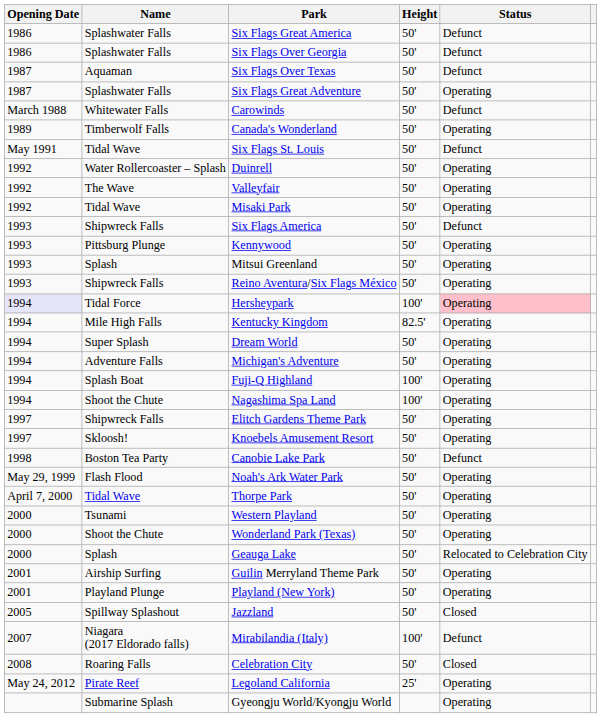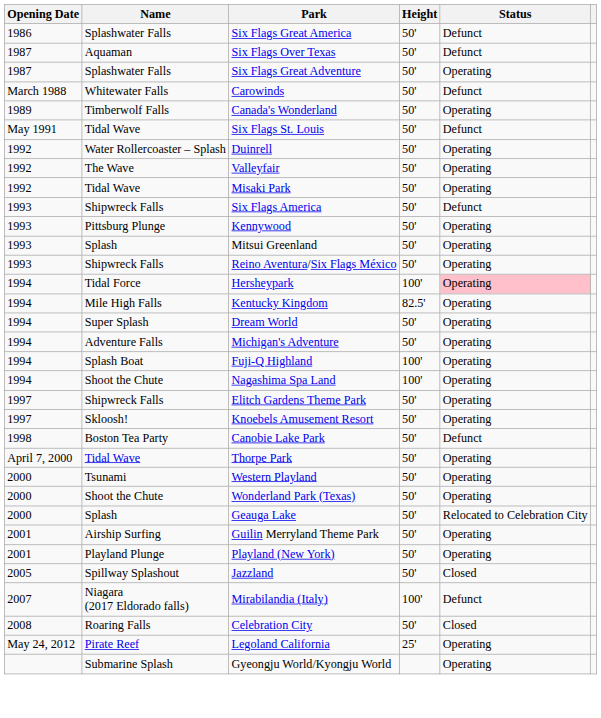- row: (289, 52)
(19, 303) lavender background -> (19, 284) no background
- row: (287, 476)
